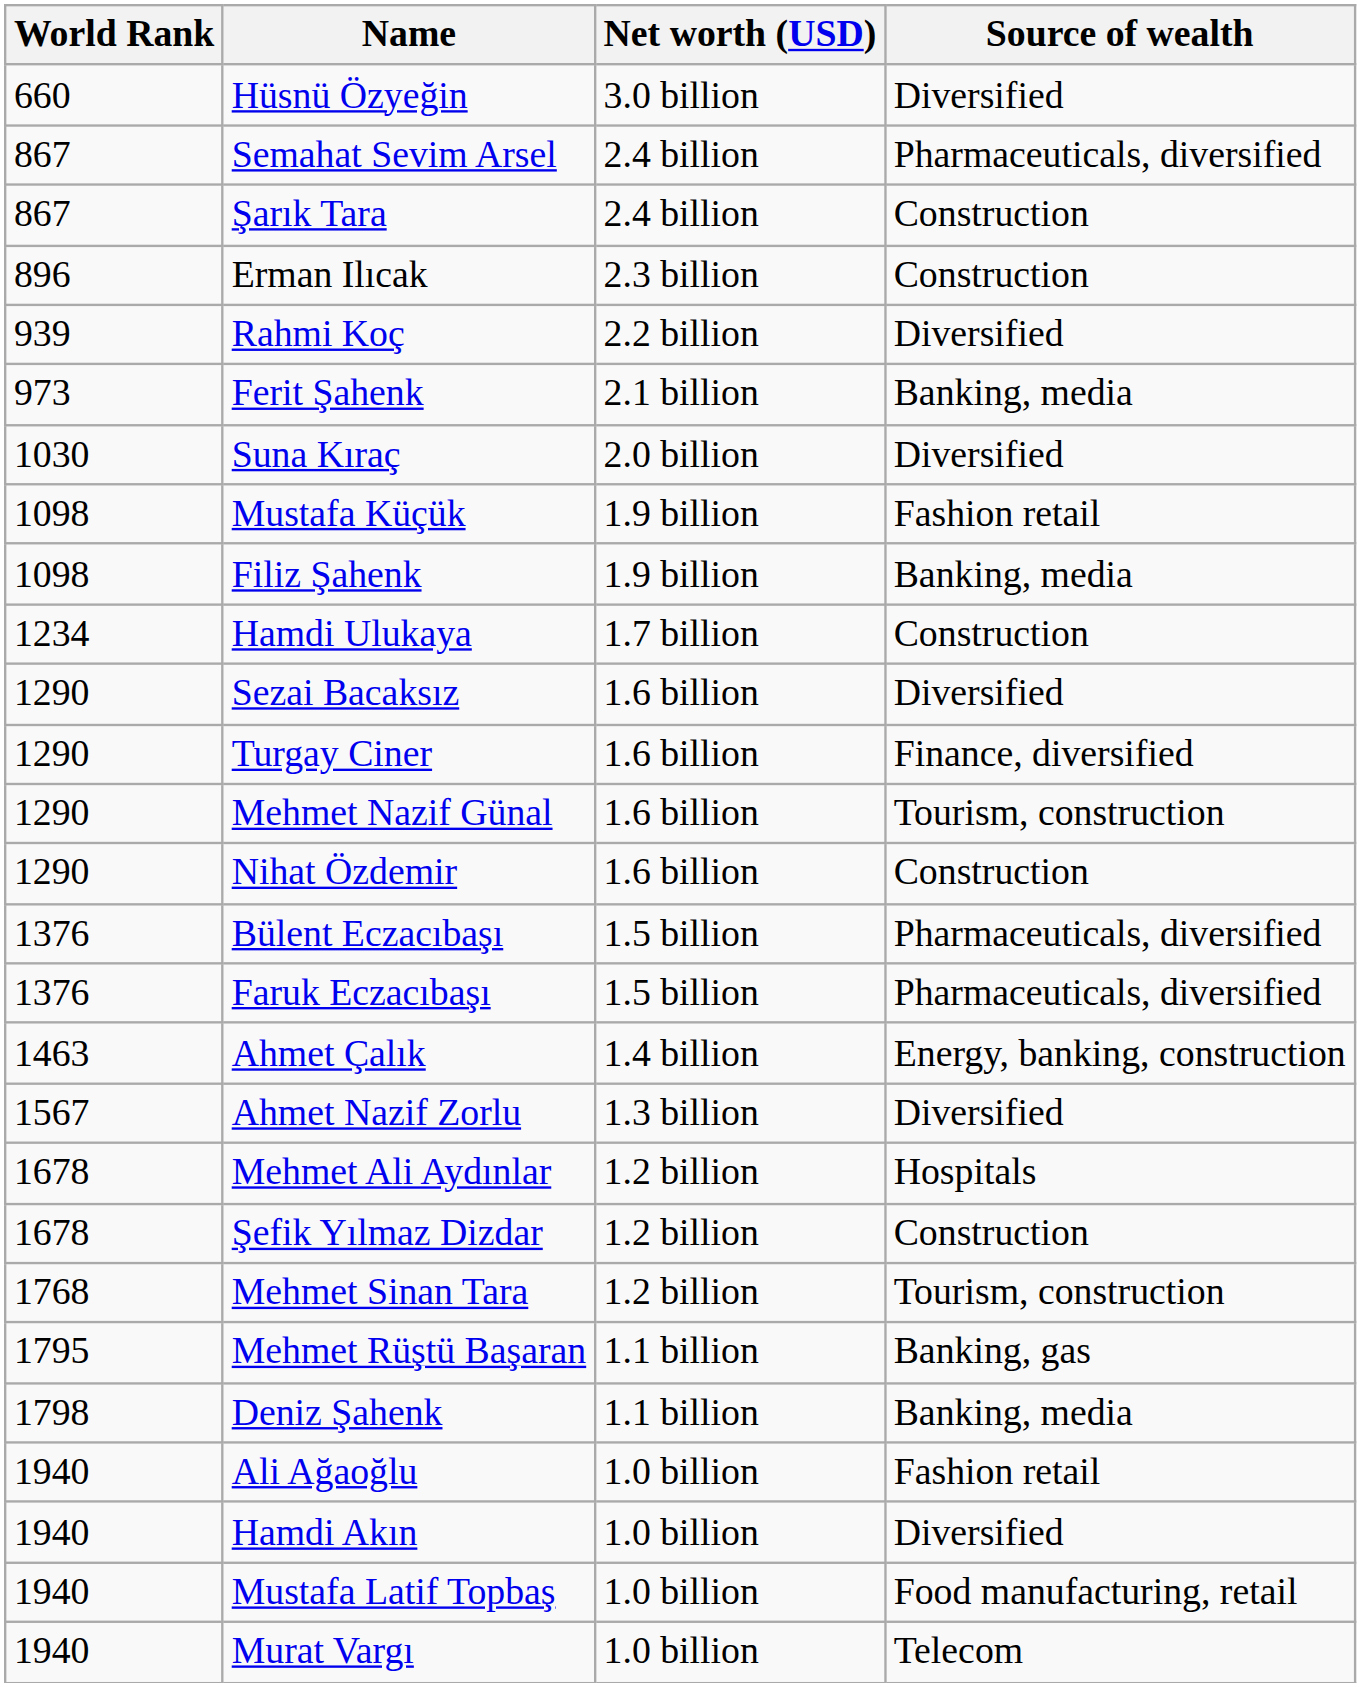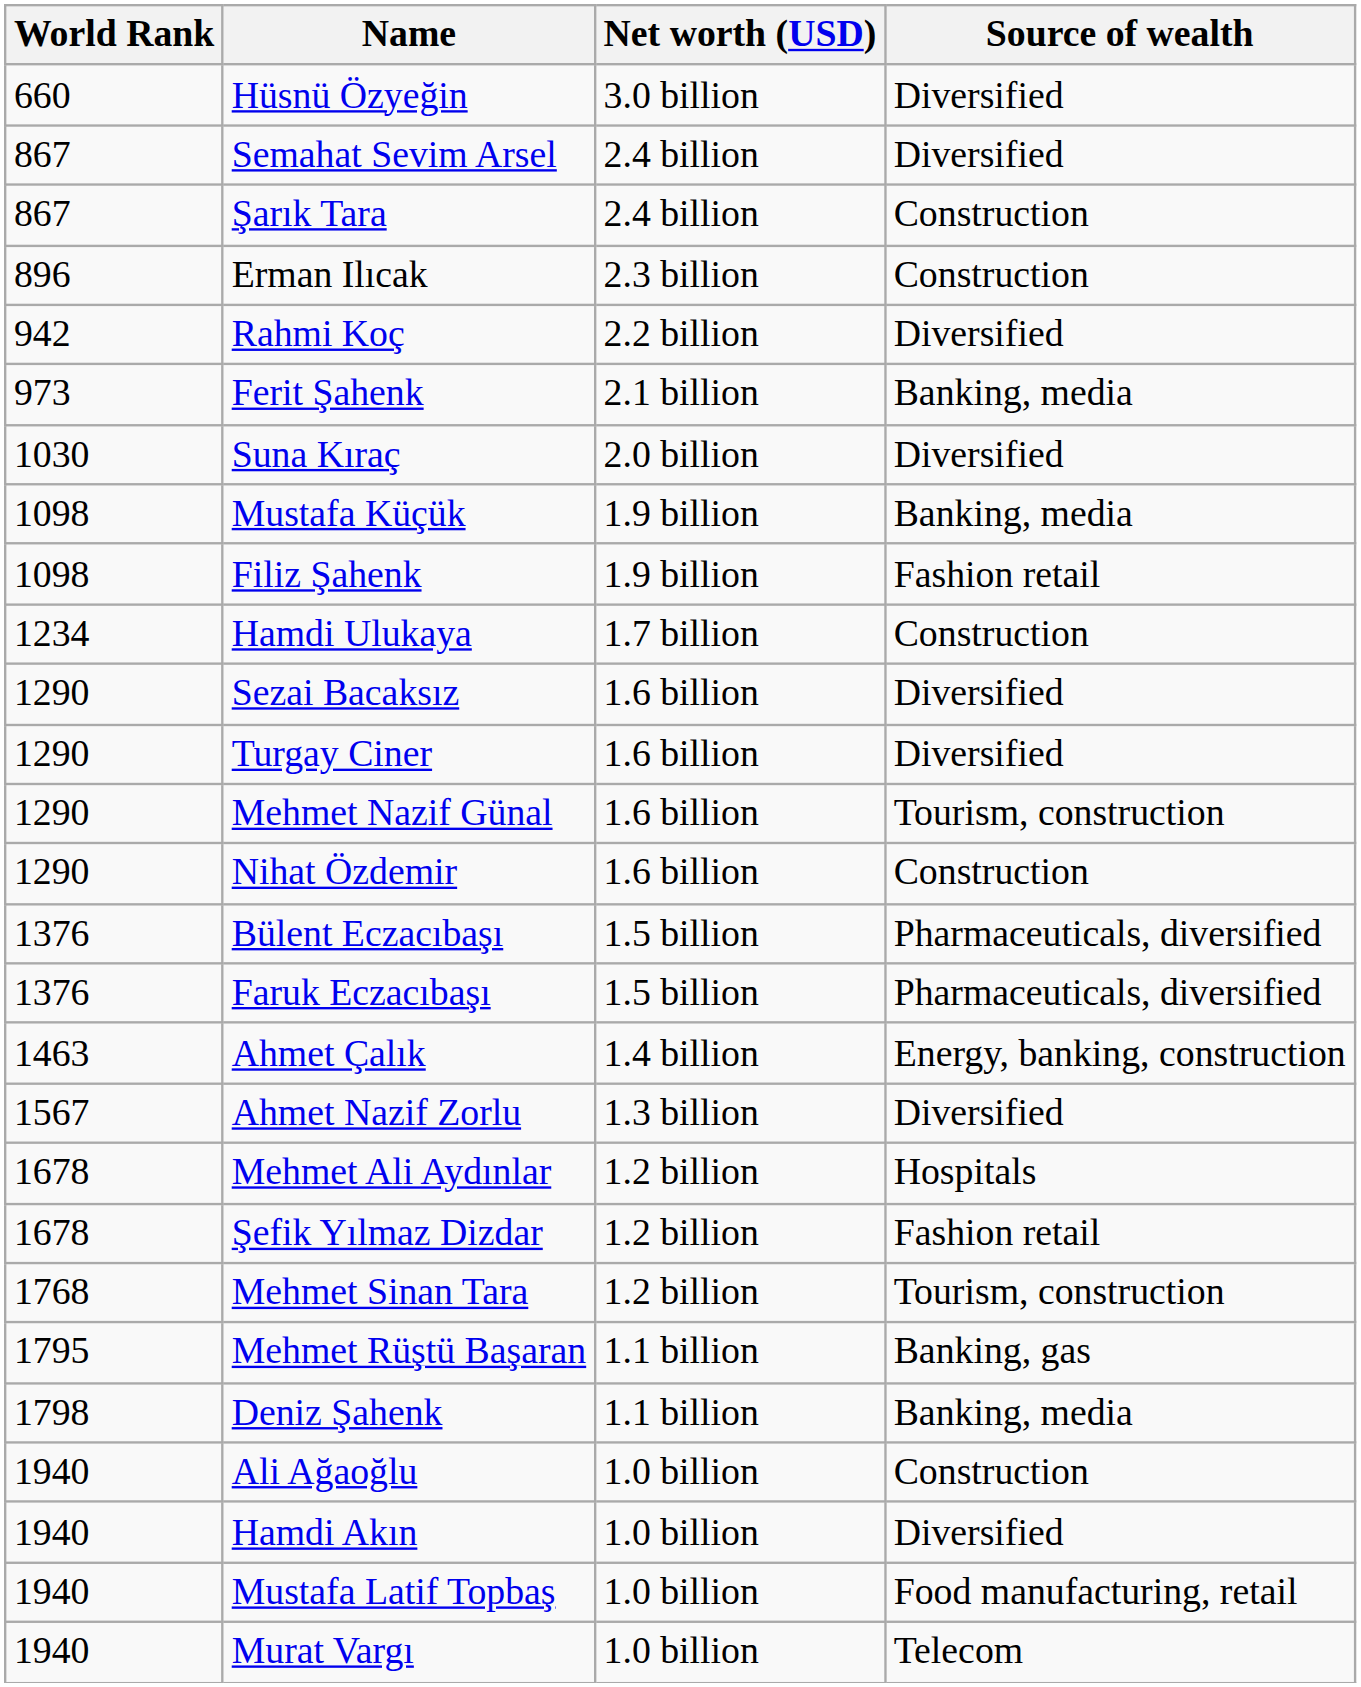(1108, 154) Pharmaceuticals, diversified -> (979, 154) Diversified
(42, 333) 939 -> (42, 333) 942
(997, 513) Fashion retail -> (1013, 513) Banking, media
(1013, 573) Banking, media -> (997, 573) Fashion retail
(1044, 753) Finance, diversified -> (979, 753) Diversified
(991, 1232) Construction -> (997, 1232) Fashion retail
(997, 1471) Fashion retail -> (991, 1471) Construction
